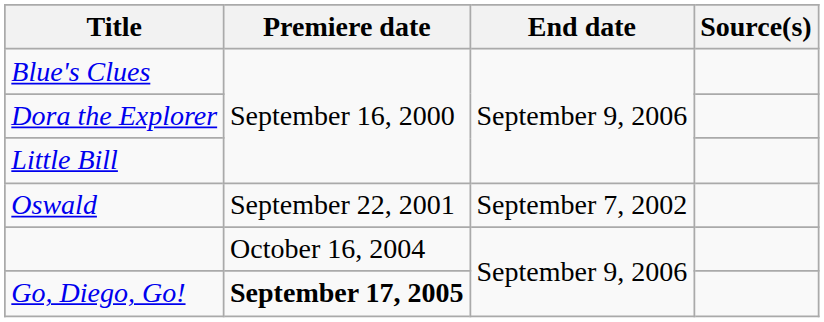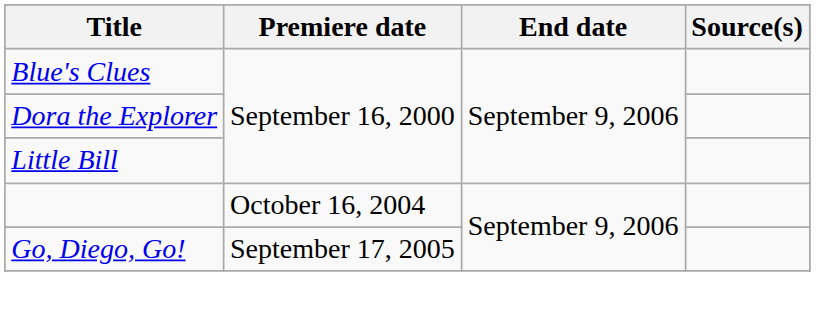- row: (54, 204)
(347, 293) bold -> (342, 248) normal
